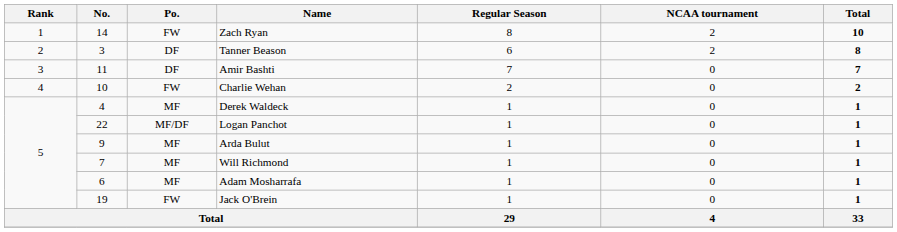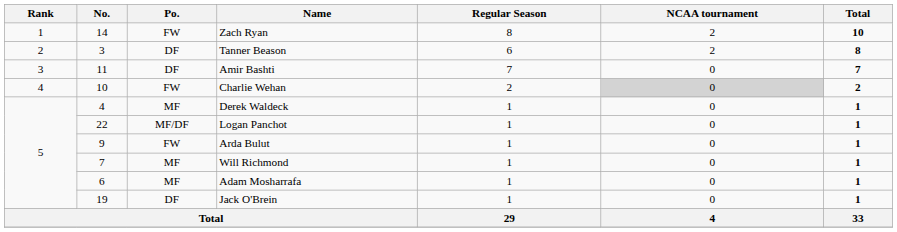(712, 88) no background -> (712, 88) lightgrey background
(172, 143) MF -> (172, 143) FW
(172, 199) FW -> (172, 199) DF
